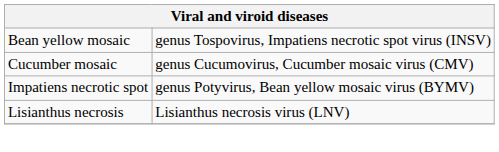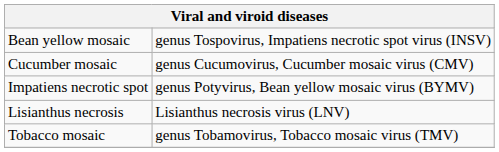+ row: (56, 135)
